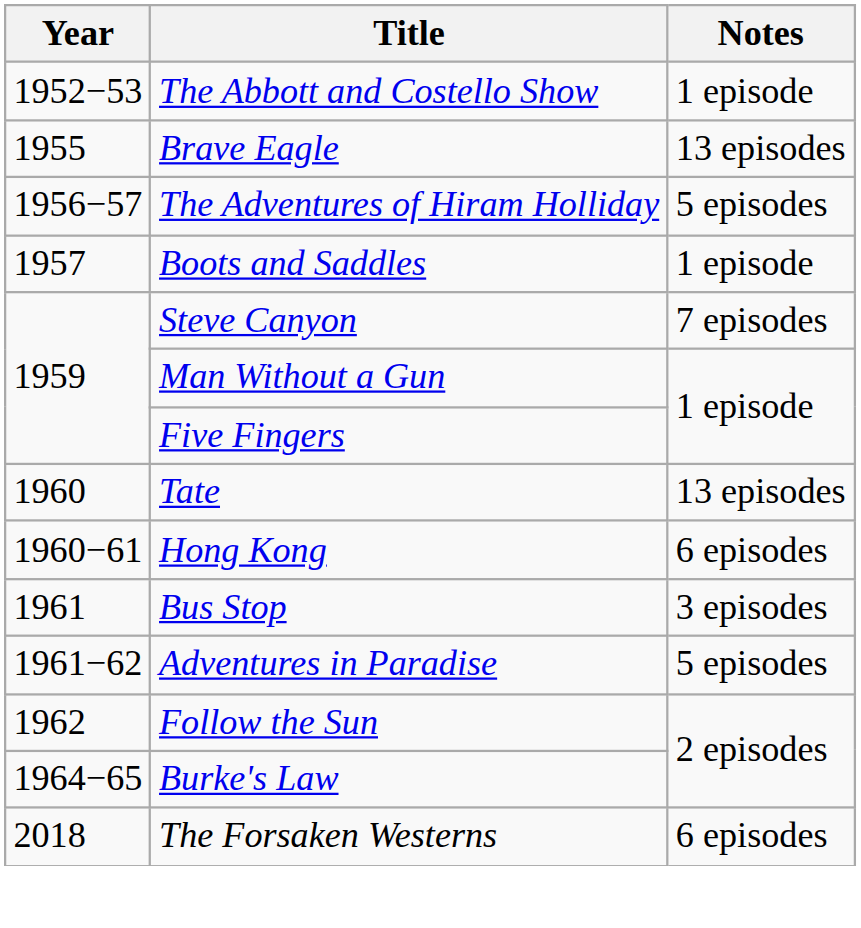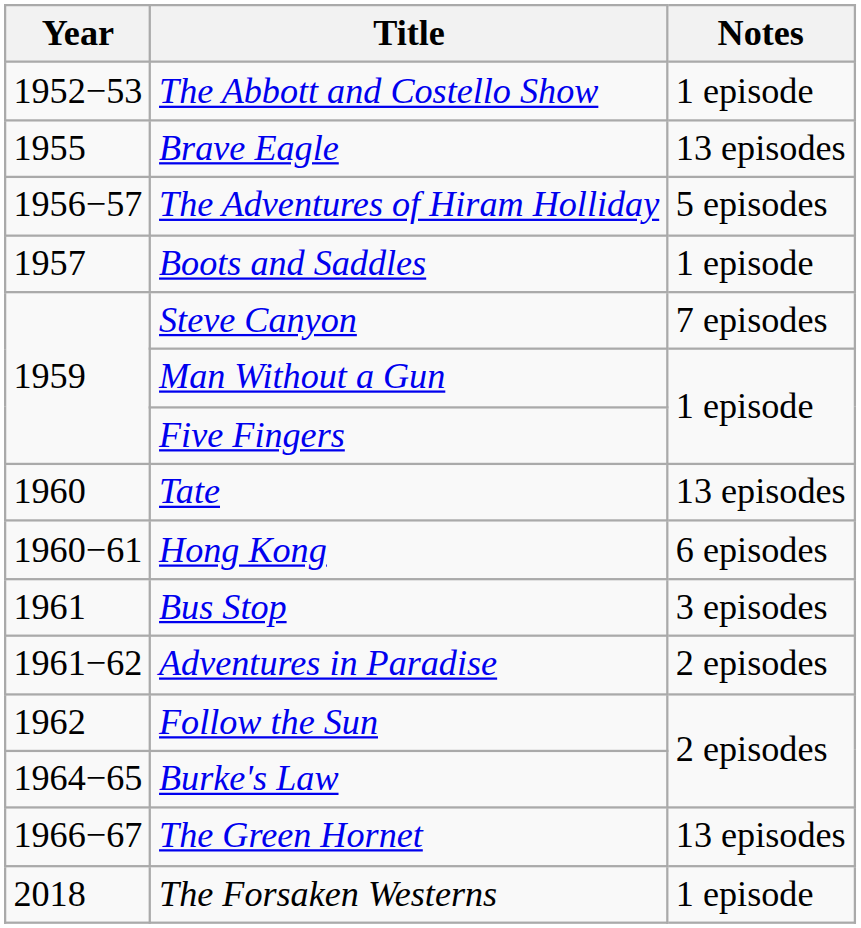(752, 663) 5 episodes -> (752, 663) 2 episodes
+ row: (291, 836)
(752, 836) 6 episodes -> (745, 893) 1 episode
